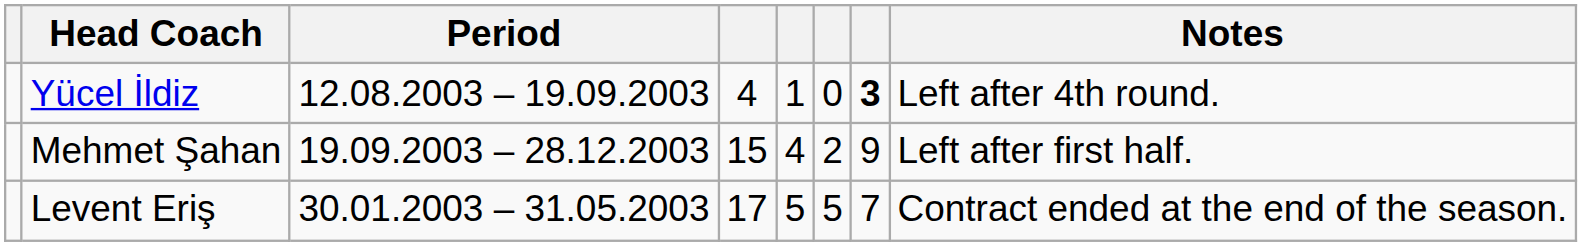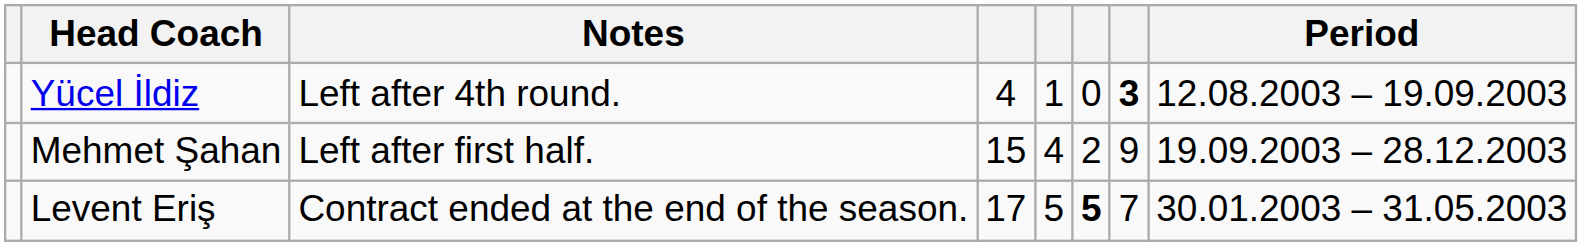columns swapped: (504, 33) <-> (1232, 33)
(833, 209) normal -> (1091, 209) bold
